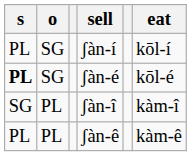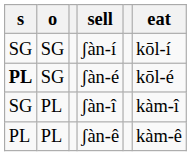(20, 48) PL -> (21, 48) SG
